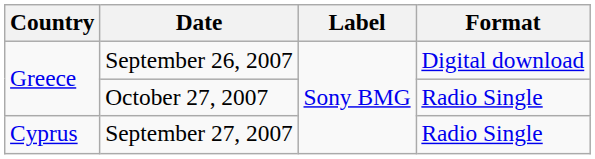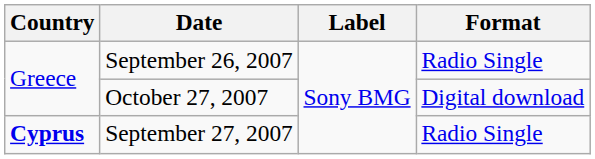(503, 60) Digital download -> (482, 60) Radio Single
(482, 97) Radio Single -> (503, 97) Digital download
(44, 134) normal -> (47, 134) bold
